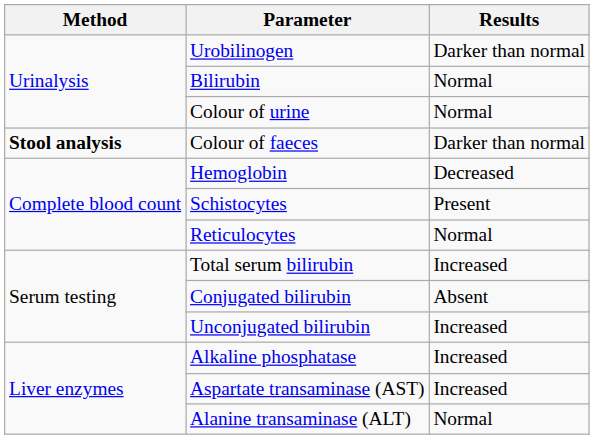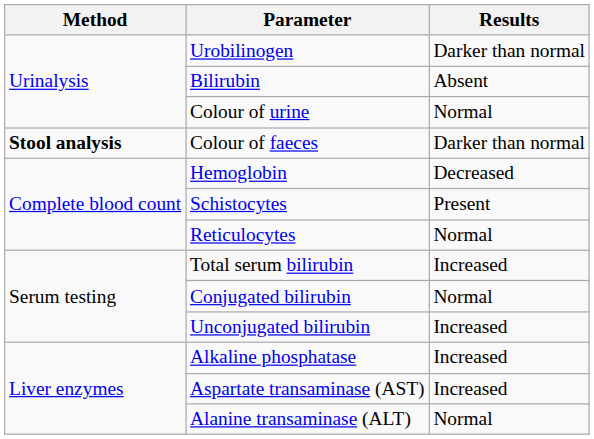(463, 81) Normal -> (461, 81) Absent
(461, 296) Absent -> (463, 296) Normal
